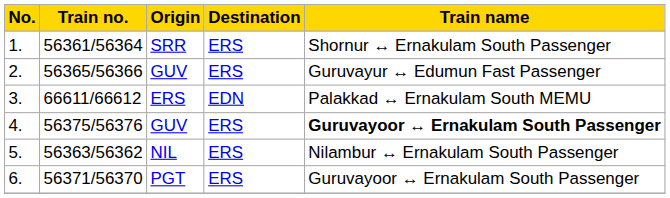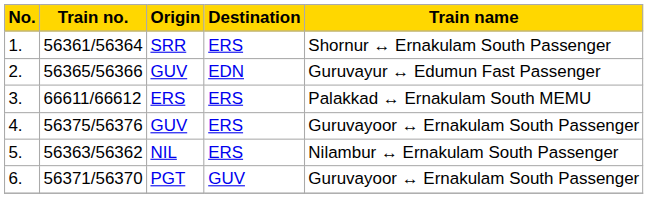(226, 71) ERS -> (226, 71) EDN
(226, 98) EDN -> (226, 98) ERS
(485, 125) bold -> (474, 125) normal
(226, 179) ERS -> (227, 179) GUV
